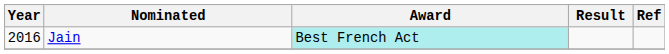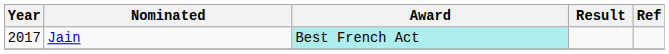(24, 38) 2016 -> (24, 38) 2017
